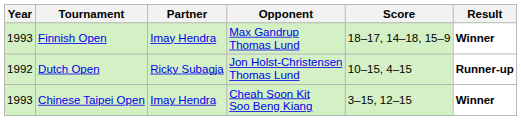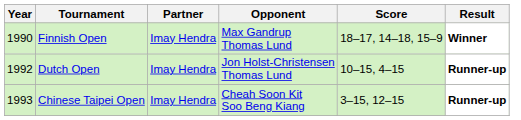(20, 38) 1993 -> (20, 38) 1990
(187, 69) Ricky Subagja -> (183, 69) Imay Hendra
(475, 100) Winner -> (477, 100) Runner-up
